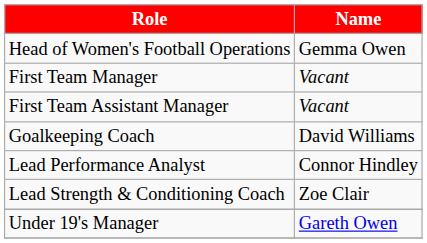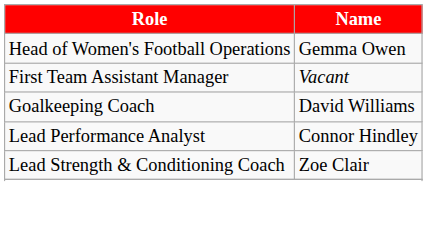- row: (83, 77)
- row: (84, 223)
